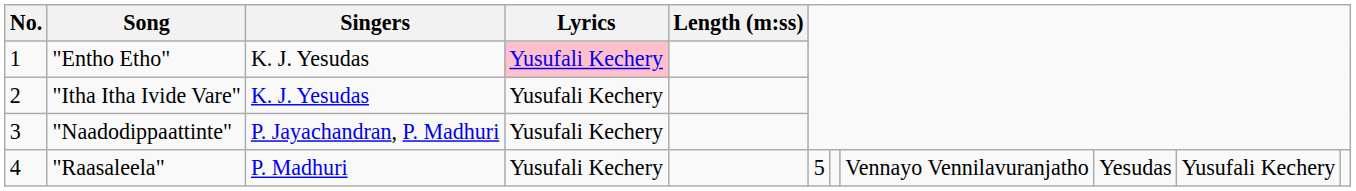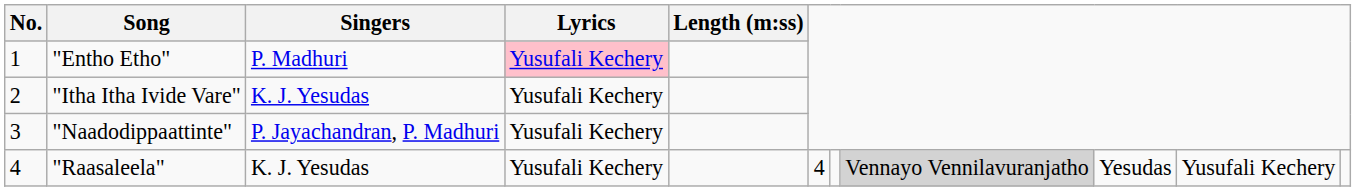(310, 59) K. J. Yesudas -> (299, 59) P. Madhuri
(299, 168) P. Madhuri -> (310, 168) K. J. Yesudas
(819, 168) 5 -> (819, 168) 4
(967, 168) no background -> (967, 168) lightgrey background
